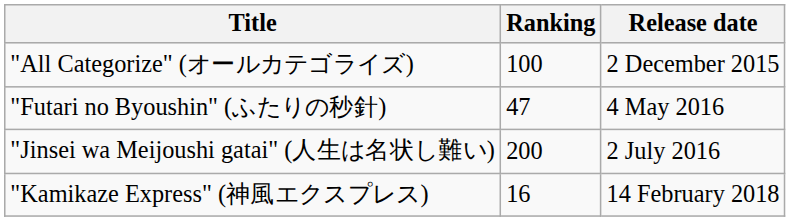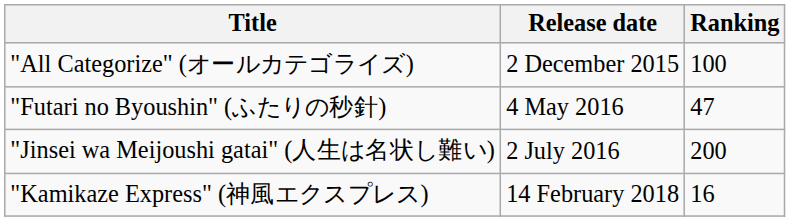columns swapped: (693, 23) <-> (551, 23)
